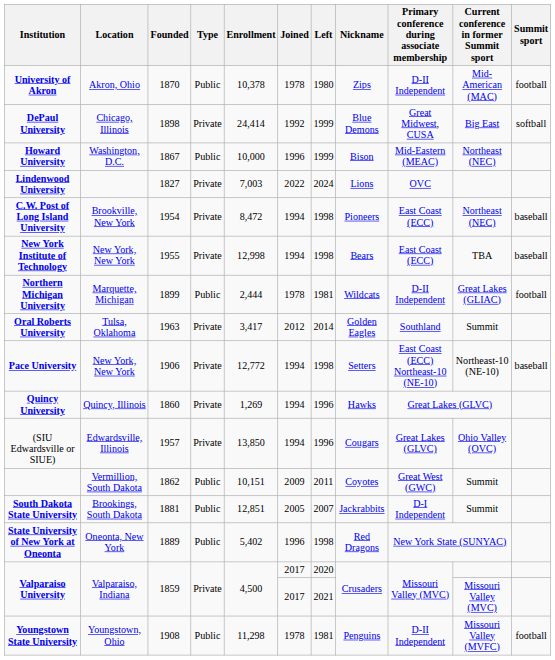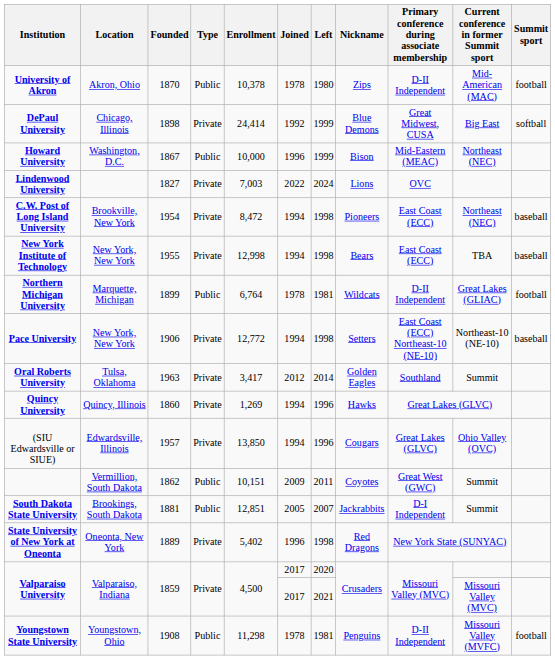(251, 294) 2,444 -> (251, 294) 6,764
rows swapped: (43, 327) <-> (43, 366)
(207, 542) Public -> (207, 542) Private
